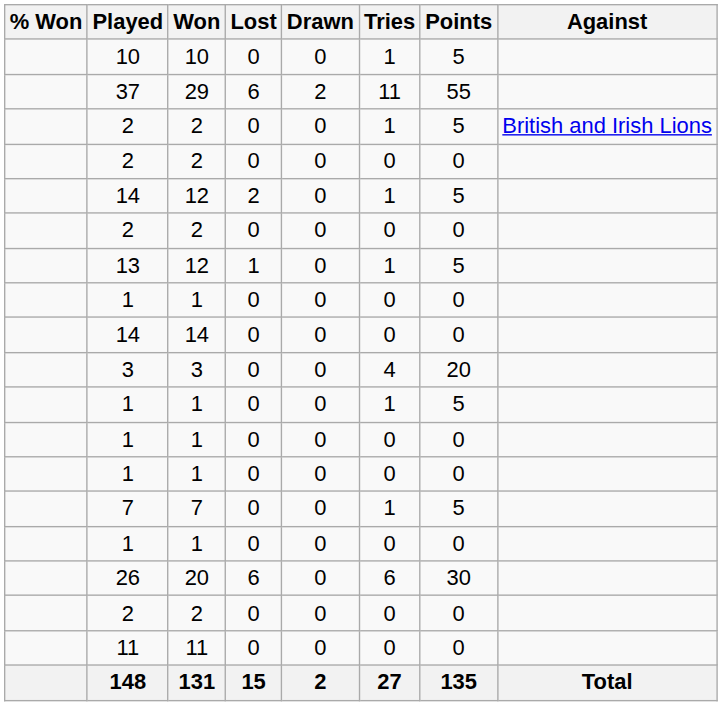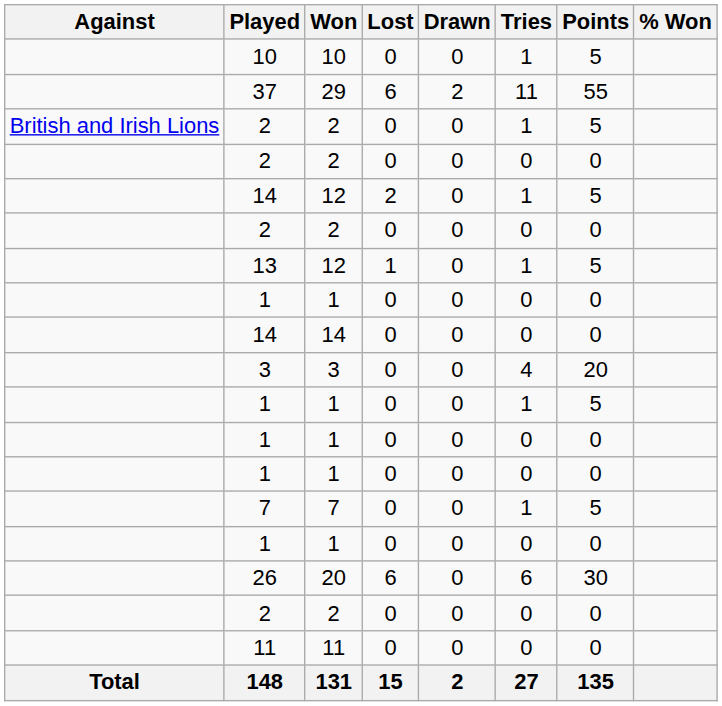columns swapped: (607, 21) <-> (46, 21)
